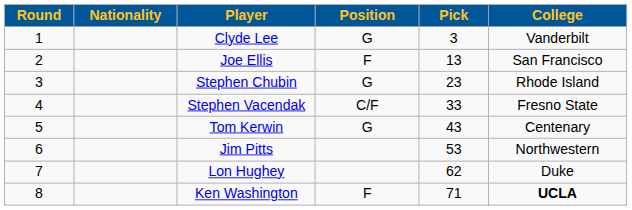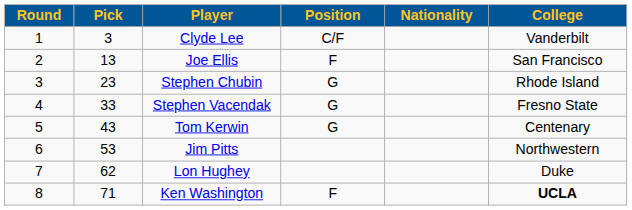columns swapped: (454, 15) <-> (125, 15)
(367, 37) G -> (333, 37) C/F
(367, 104) C/F -> (333, 104) G
